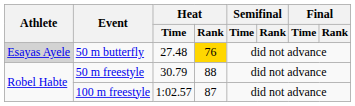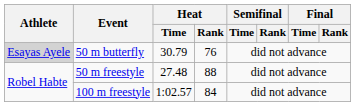(174, 53) 27.48 -> (174, 53) 30.79
(211, 53) gold background -> (211, 53) no background
(174, 72) 30.79 -> (174, 72) 27.48
(211, 92) 87 -> (211, 92) 84
